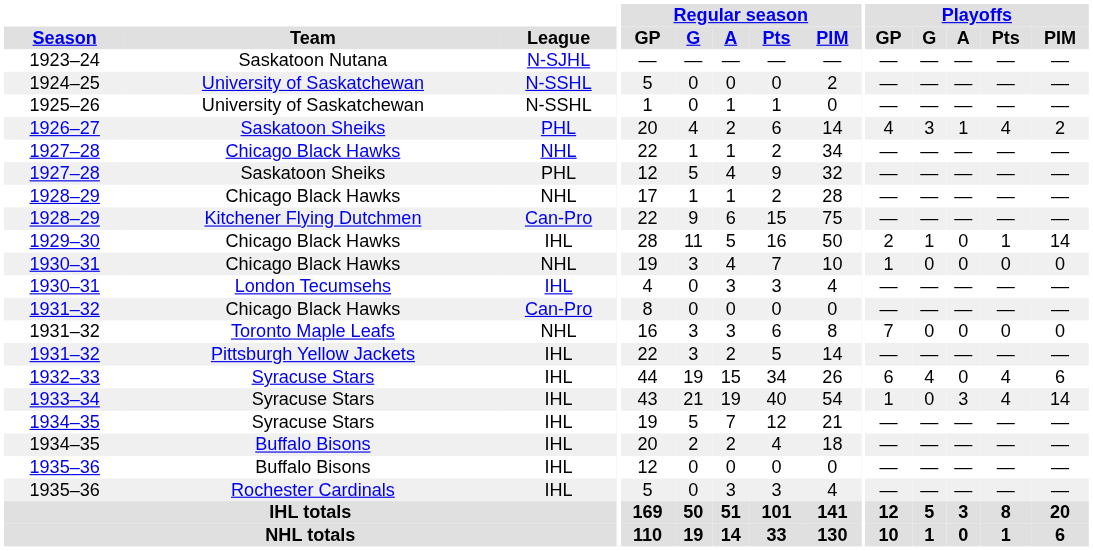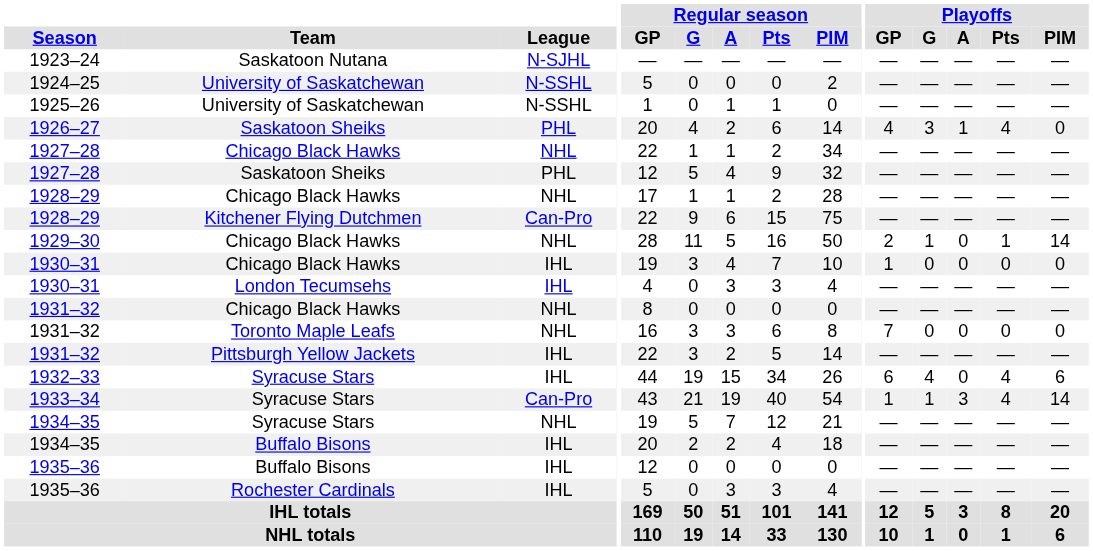(1060, 128) 2 -> (1060, 128) 0
(559, 241) IHL -> (559, 241) NHL
(559, 263) NHL -> (559, 263) IHL
(559, 309) Can-Pro -> (559, 309) NHL
(559, 399) IHL -> (559, 399) Can-Pro
(929, 399) 0 -> (929, 399) 1
(559, 422) IHL -> (559, 422) NHL
